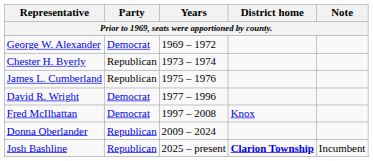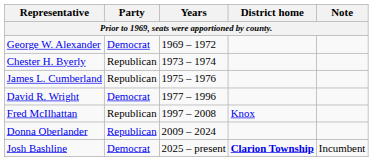(128, 113) Democrat -> (132, 113) Republican
(132, 148) Republican -> (128, 148) Democrat
